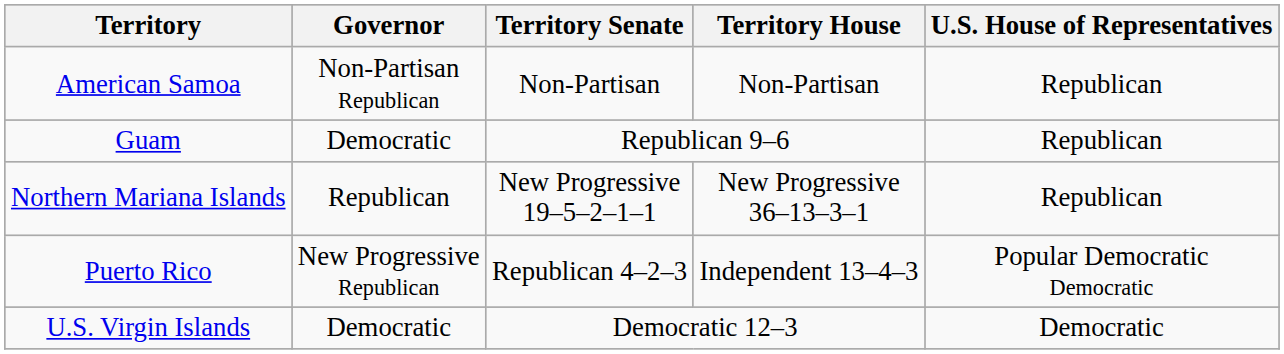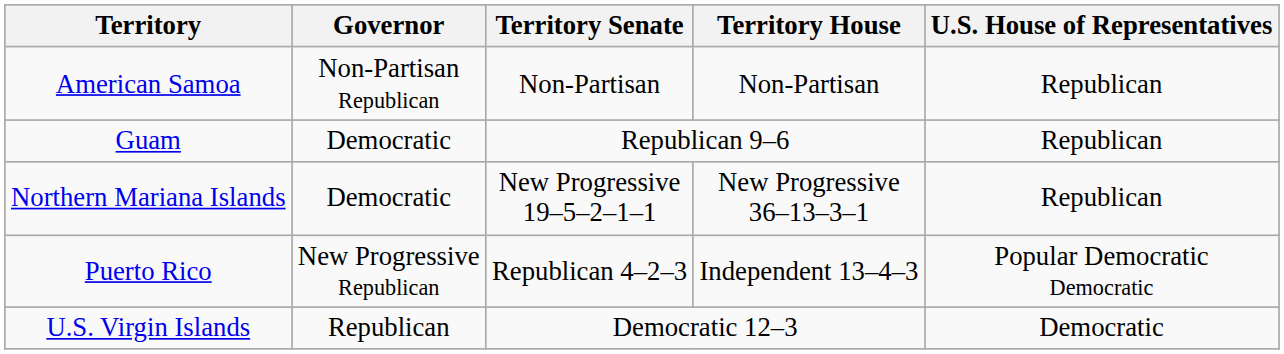(389, 197) Republican -> (389, 197) Democratic
(389, 327) Democratic -> (389, 327) Republican
